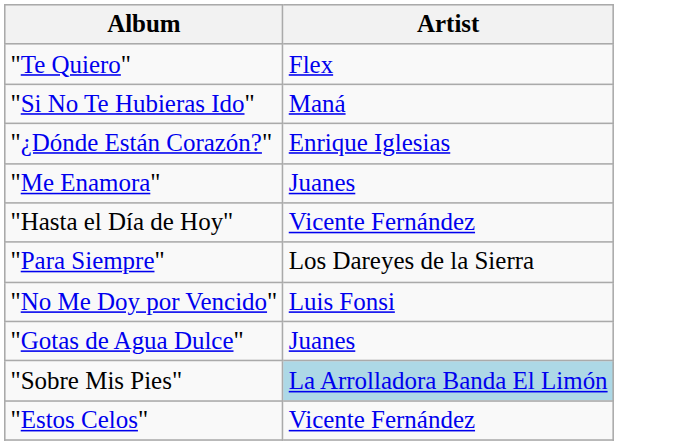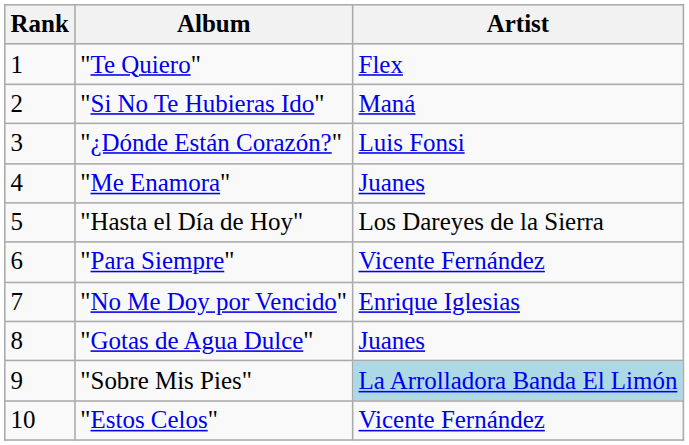+ column: (40, 24)
(370, 143) Enrique Iglesias -> (412, 143) Luis Fonsi
(382, 222) Vicente Fernández -> (481, 222) Los Dareyes de la Sierra
(411, 261) Los Dareyes de la Sierra -> (452, 261) Vicente Fernández
(342, 301) Luis Fonsi -> (439, 301) Enrique Iglesias
